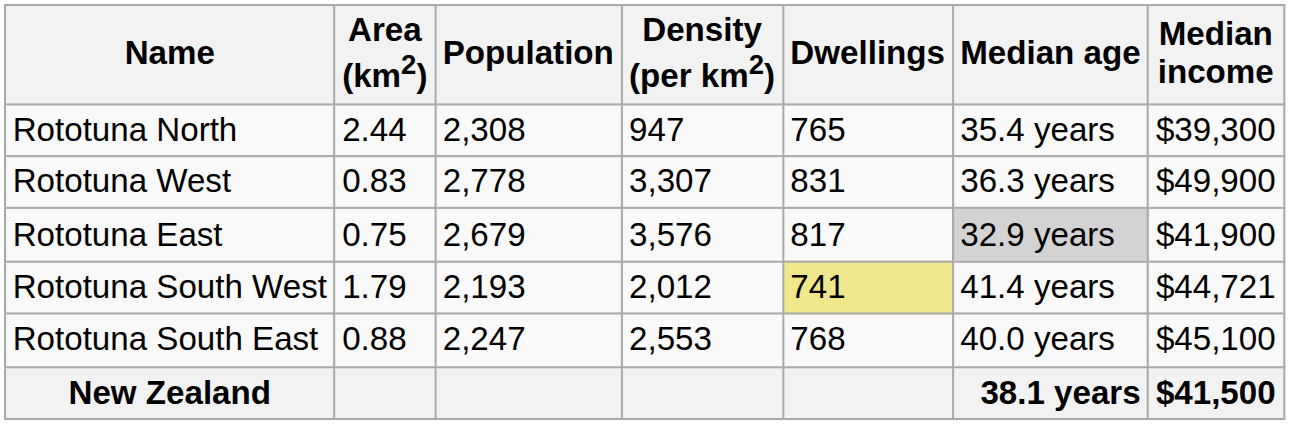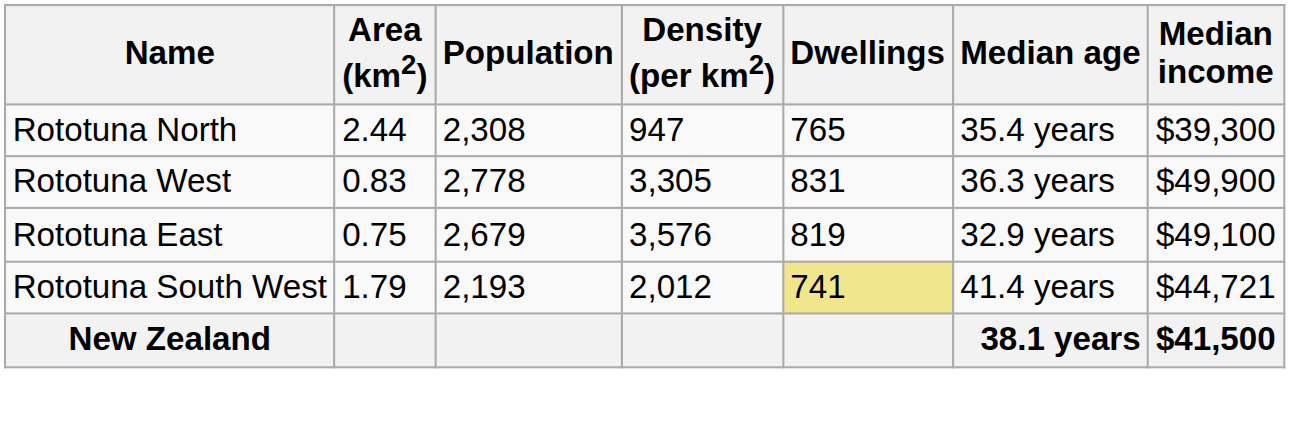(671, 182) 3,307 -> (671, 182) 3,305
(818, 234) 817 -> (818, 234) 819
(1038, 234) lightgrey background -> (1038, 234) no background
(1216, 234) $41,900 -> (1216, 234) $49,100
- row: (165, 339)
